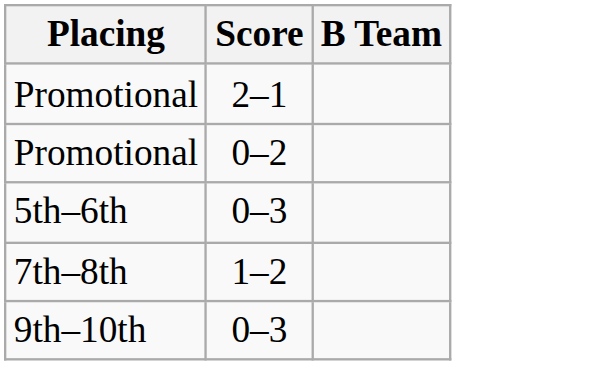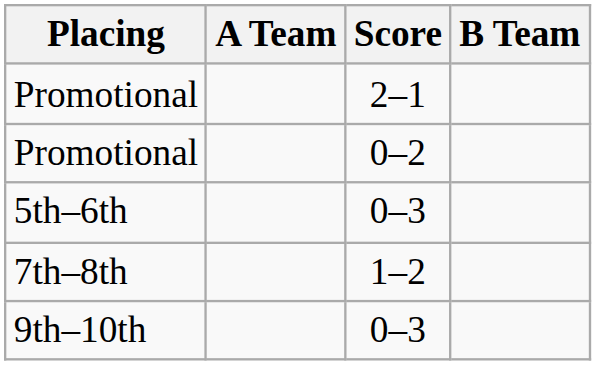+ column: (276, 34)
